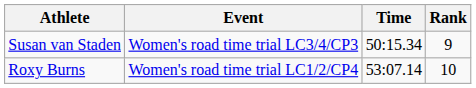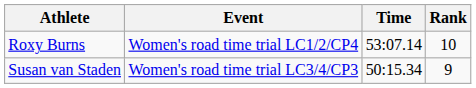rows swapped: (47, 70) <-> (65, 44)
